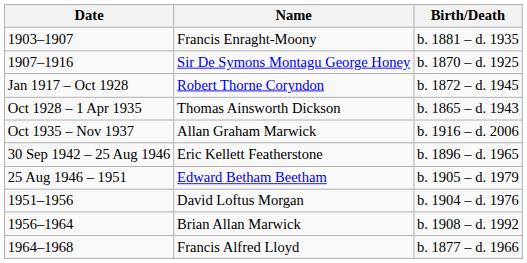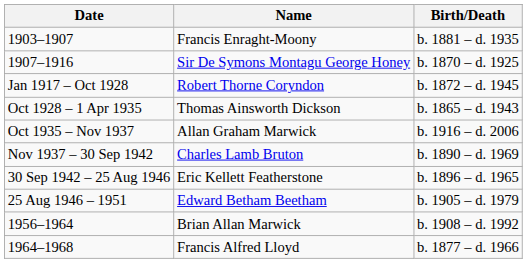+ row: (80, 154)
- row: (41, 200)
